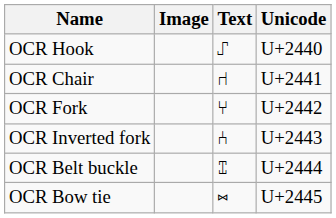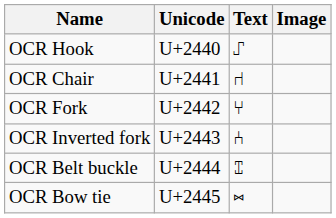columns swapped: (184, 19) <-> (294, 19)
